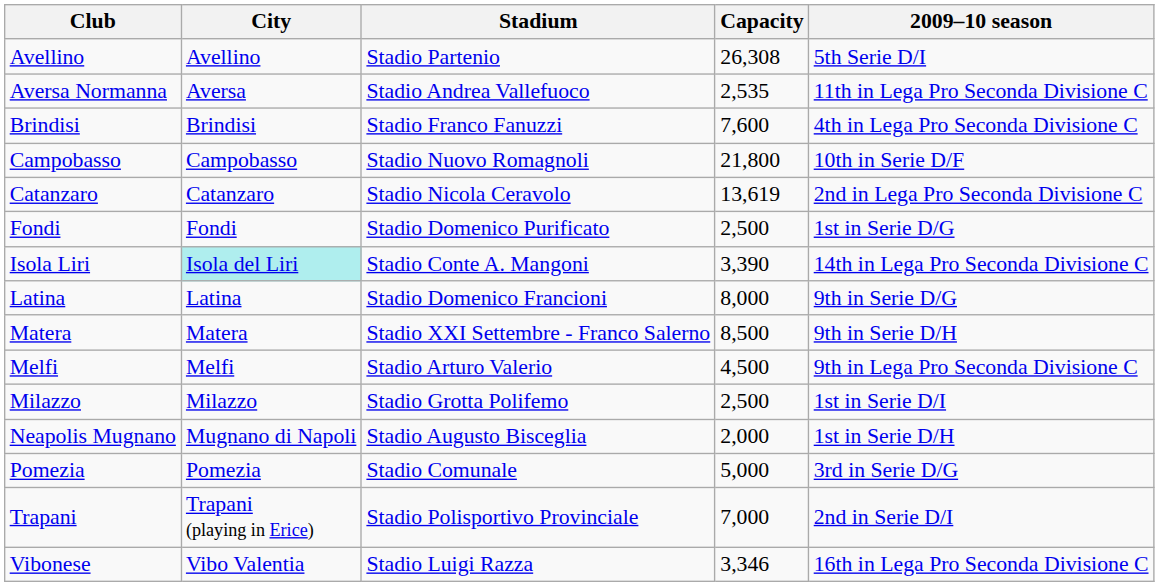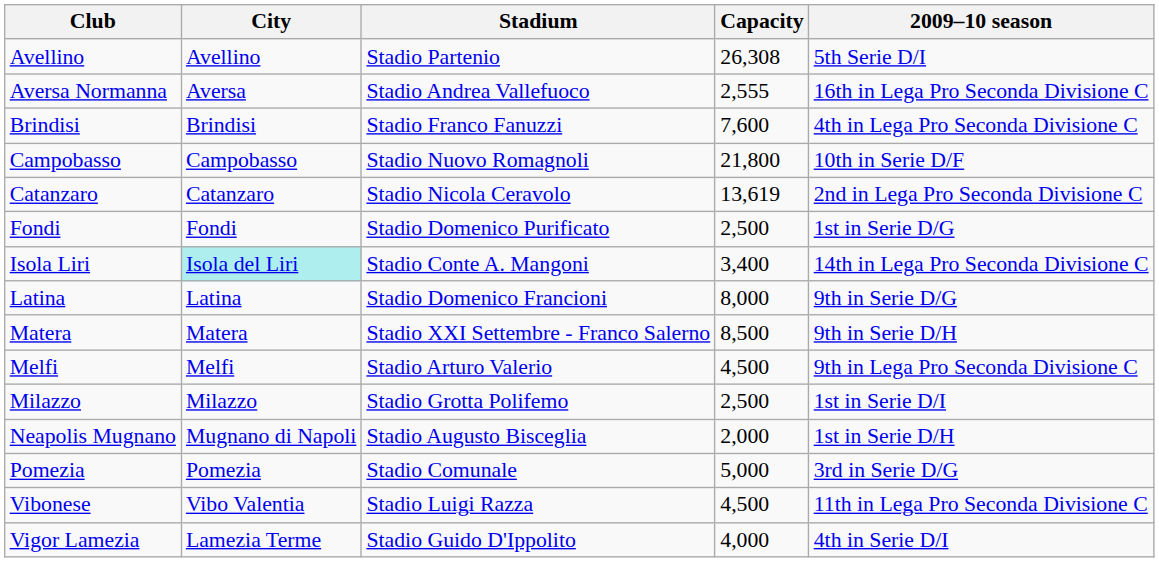(745, 90) 2,535 -> (745, 90) 2,555
(981, 90) 11th in Lega Pro Seconda Divisione C -> (981, 90) 16th in Lega Pro Seconda Divisione C
(745, 263) 3,390 -> (745, 263) 3,400
- row: (43, 517)
(745, 563) 3,346 -> (745, 504) 4,500
(981, 563) 16th in Lega Pro Seconda Divisione C -> (981, 504) 11th in Lega Pro Seconda Divisione C
+ row: (75, 539)
